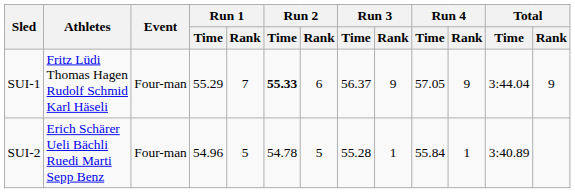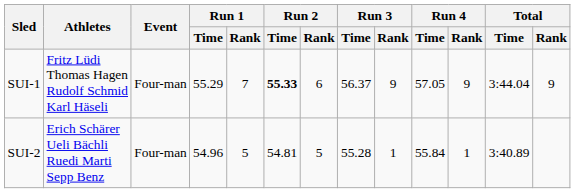(282, 153) 54.78 -> (282, 153) 54.81
